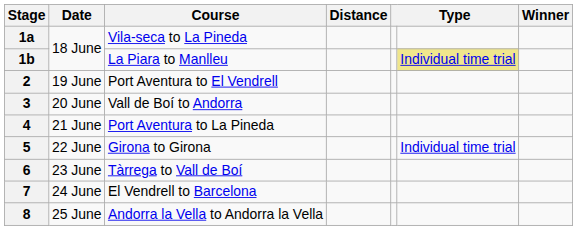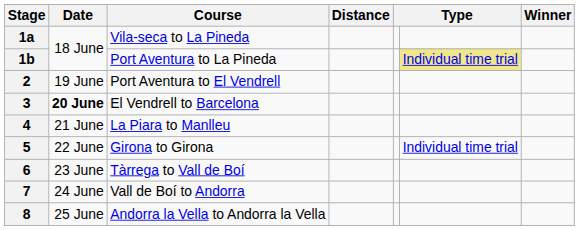(168, 59) La Piara to Manlleu -> (193, 59) Port Aventura to La Pineda
(77, 103) normal -> (78, 103) bold
(175, 103) Vall de Boí to Andorra -> (185, 103) El Vendrell to Barcelona
(191, 125) Port Aventura to La Pineda -> (170, 125) La Piara to Manlleu
(182, 192) El Vendrell to Barcelona -> (177, 192) Vall de Boí to Andorra
